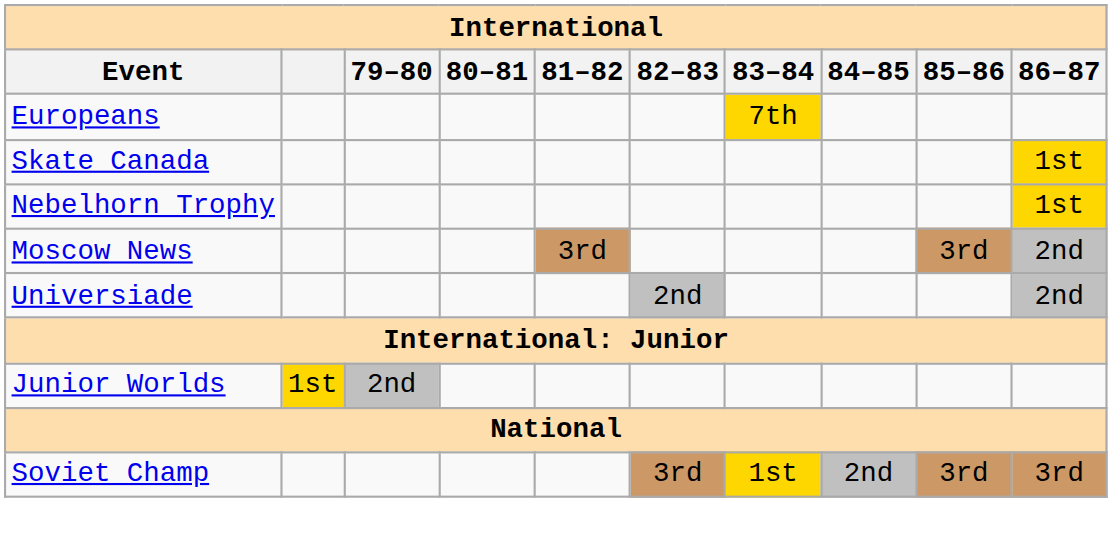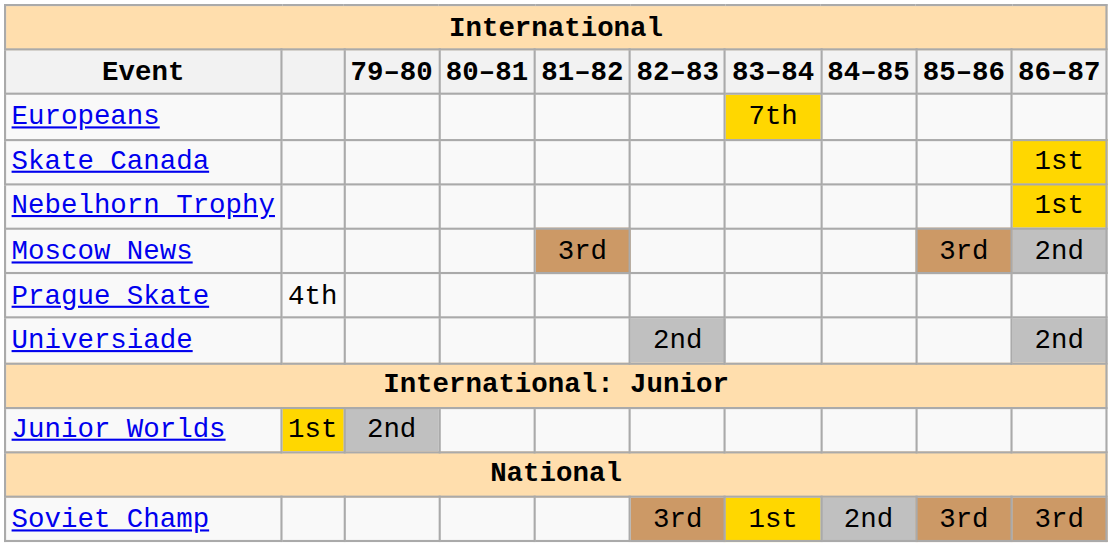+ row: (110, 296)
